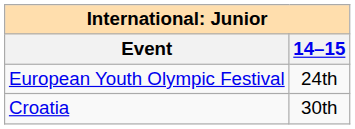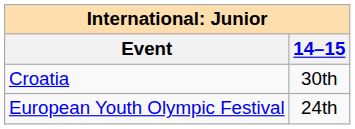rows swapped: (39, 108) <-> (147, 78)
